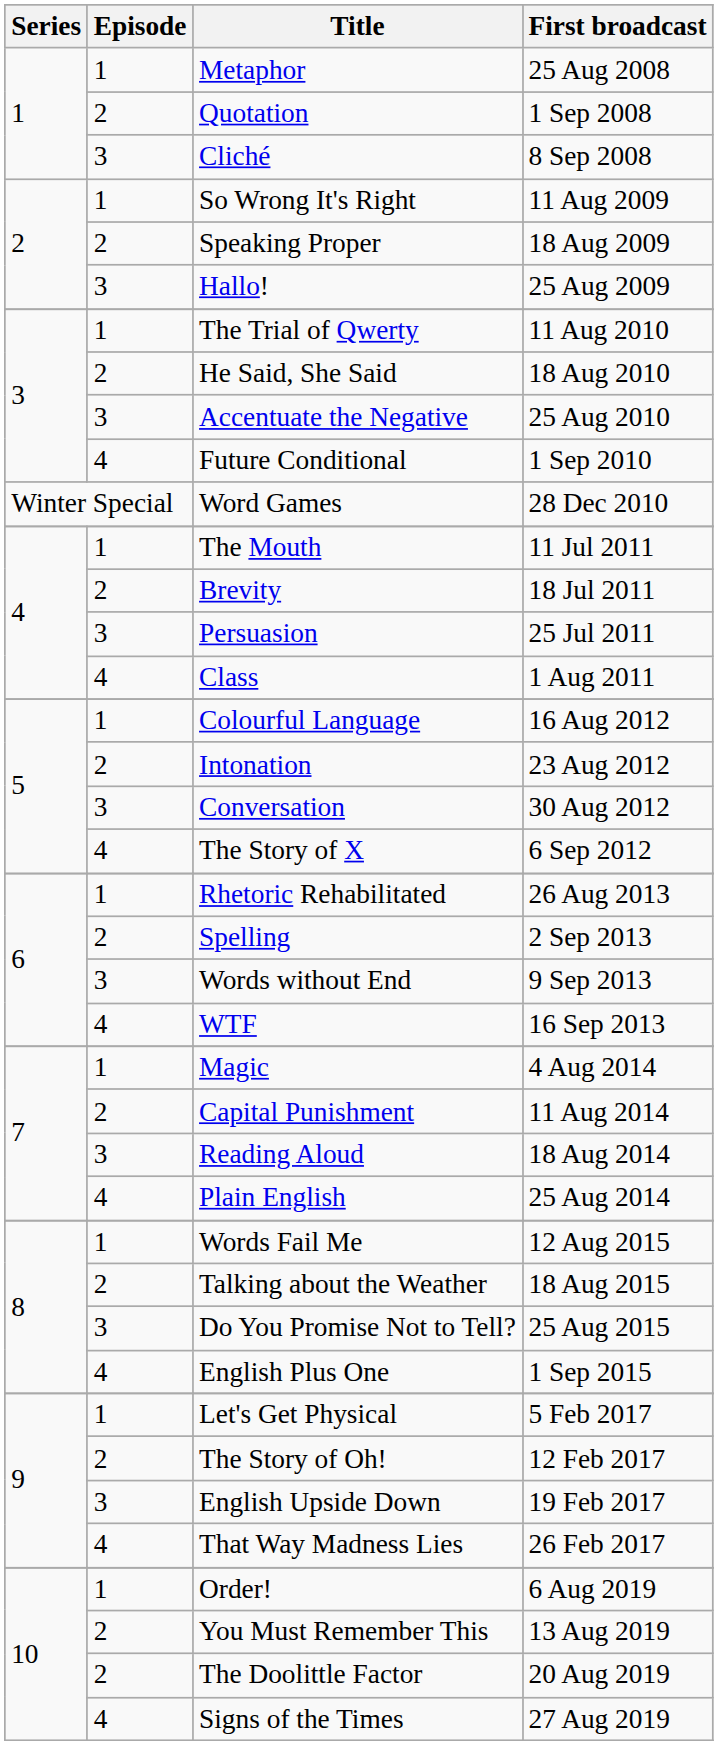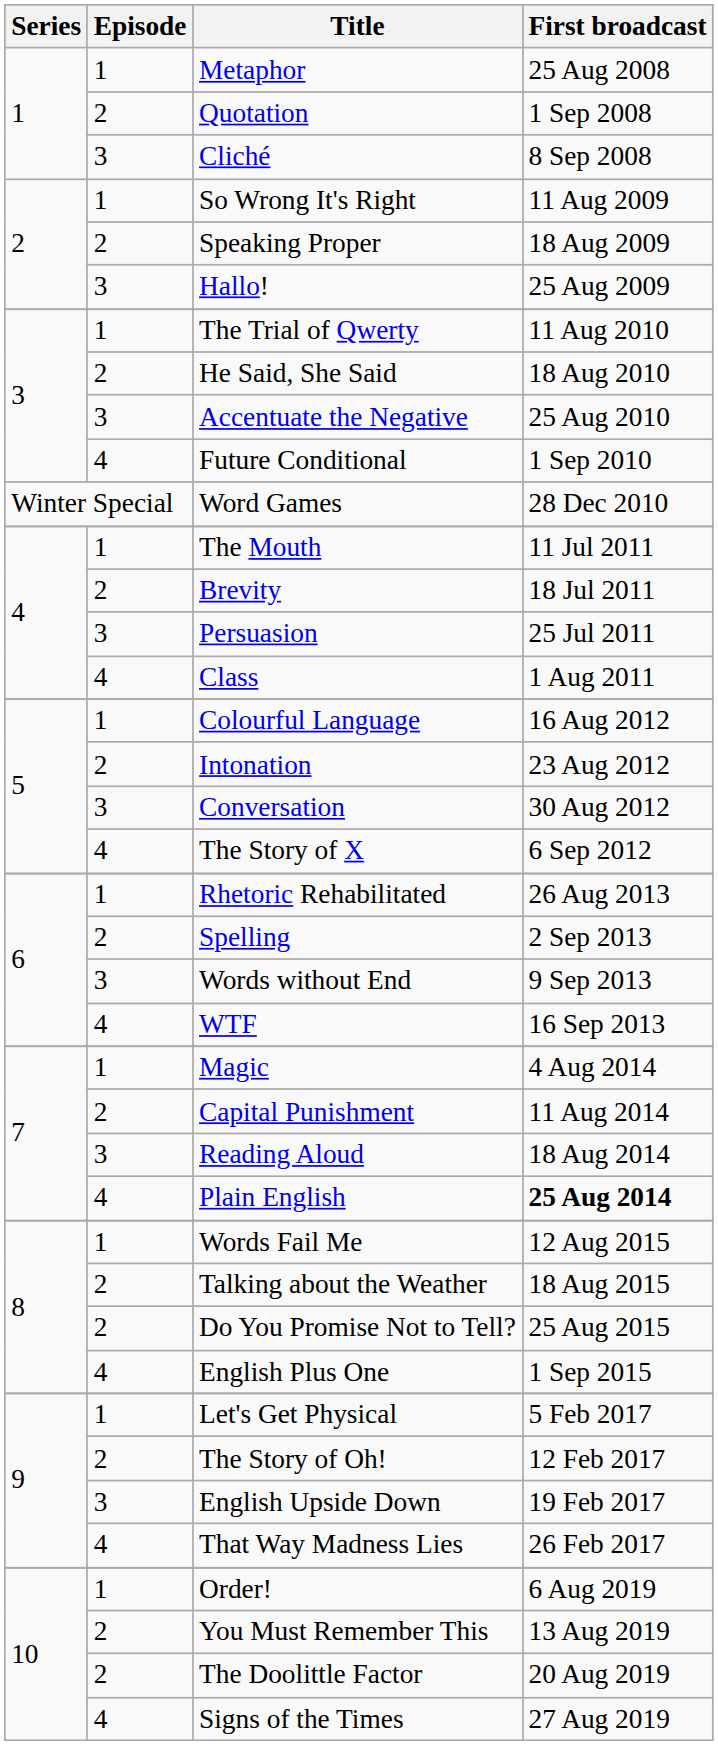(599, 1197) normal -> (600, 1197) bold
(101, 1327) 3 -> (101, 1327) 2
